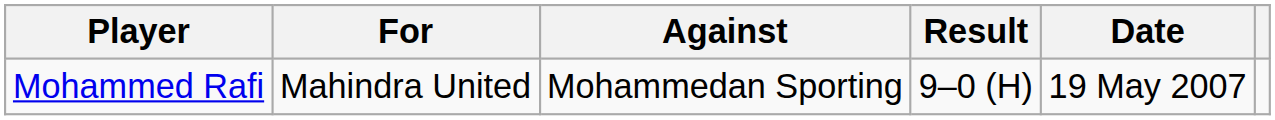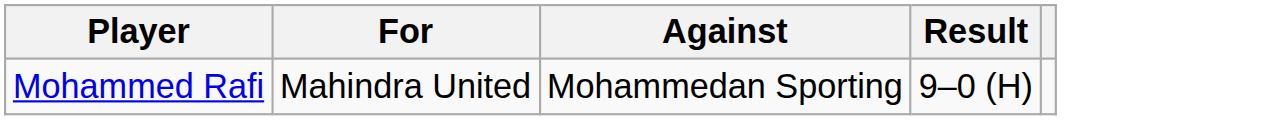- column: (1148, 31)
